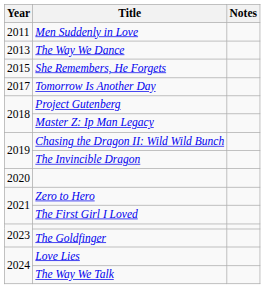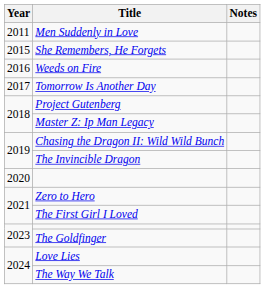- row: (19, 50)
+ row: (19, 68)
